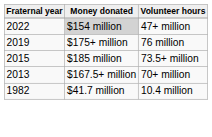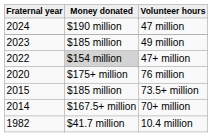+ row: (163, 26)
+ row: (163, 42)
(18, 42) 2019 -> (18, 75) 2020
(18, 75) 2013 -> (18, 107) 2014
